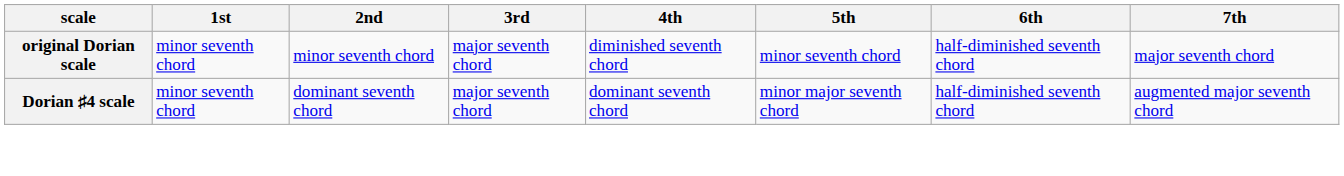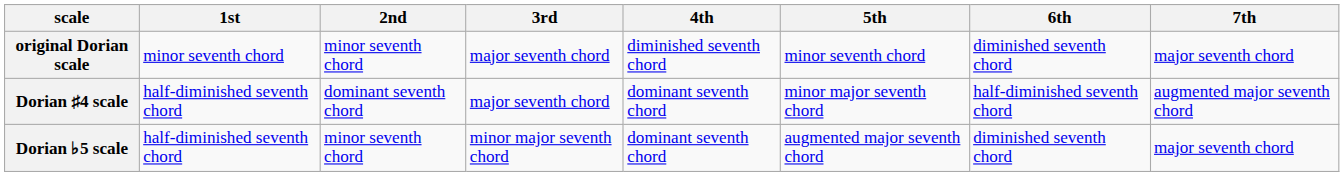(1018, 54) half-diminished seventh chord -> (1039, 54) diminished seventh chord
(205, 101) minor seventh chord -> (226, 101) half-diminished seventh chord
+ row: (72, 148)
